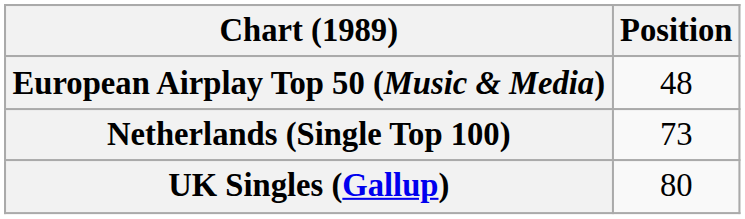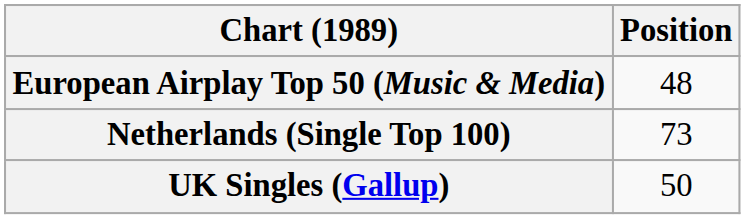(676, 185) 80 -> (676, 185) 50
